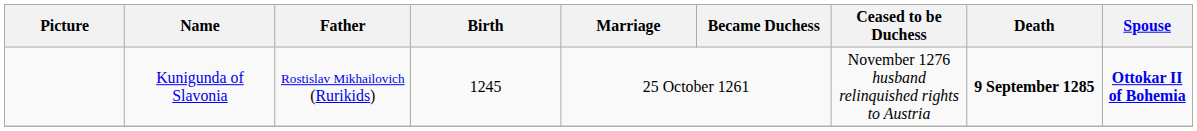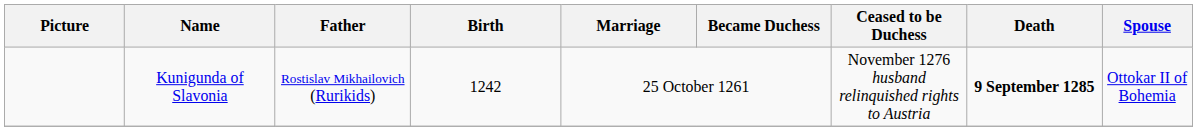(486, 86) 1245 -> (486, 86) 1242
(1147, 86) bold -> (1147, 86) normal
